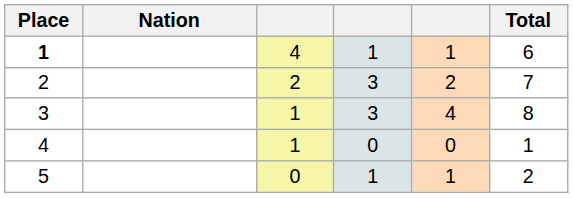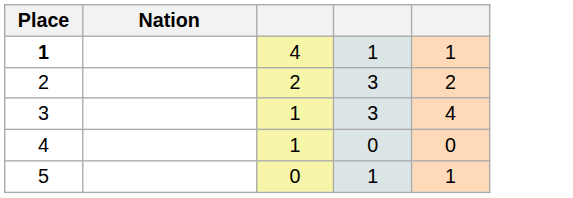- column: (528, 21)
